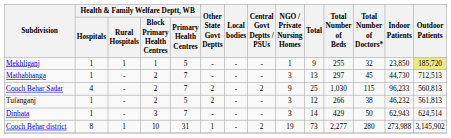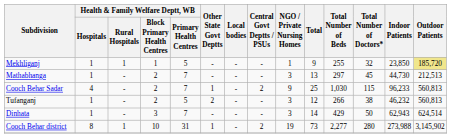(430, 76) 712,513 -> (430, 76) 212,513
(212, 88) 2 -> (212, 88) 1
(430, 101) 561,813 -> (430, 101) 560,813
